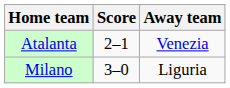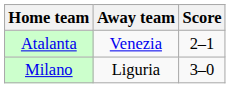columns swapped: (116, 17) <-> (183, 17)
